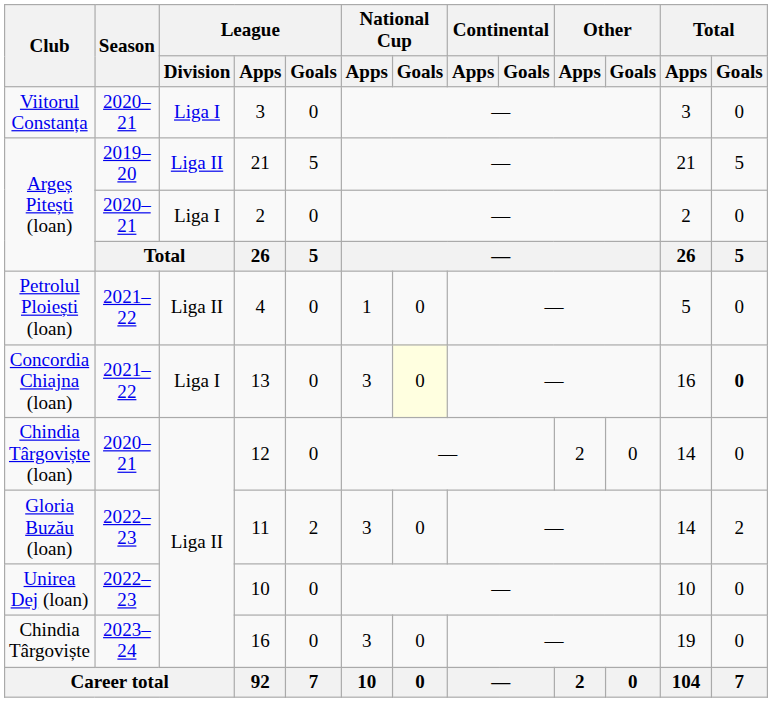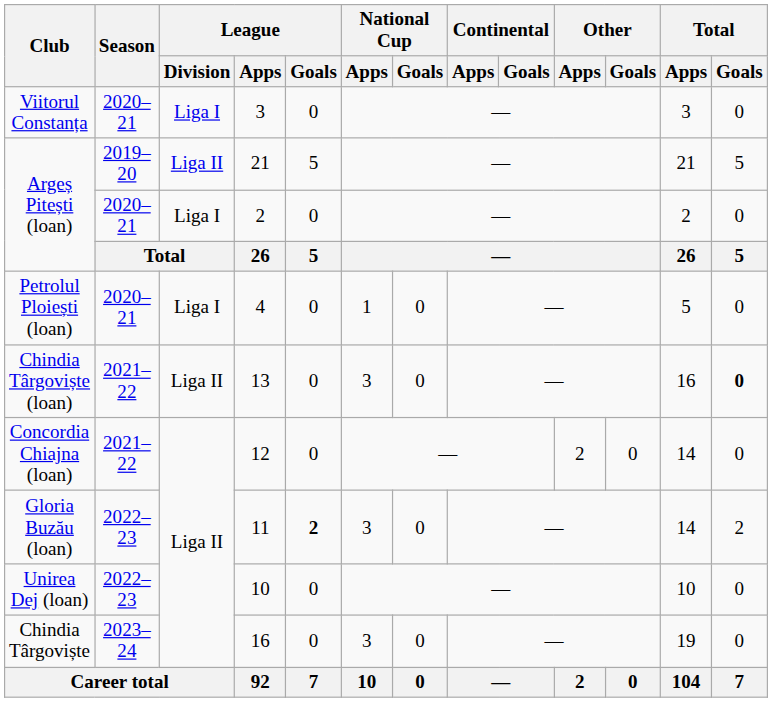(127, 307) 2021–22 -> (127, 307) 2020–21
(197, 307) Liga II -> (197, 307) Liga I
(50, 380) Concordia Chiajna (loan) -> (50, 380) Chindia Târgoviște (loan)
(197, 380) Liga I -> (197, 380) Liga II
(420, 380) lightyellow background -> (420, 380) no background
(50, 453) Chindia Târgoviște (loan) -> (50, 453) Concordia Chiajna (loan)
(127, 453) 2020–21 -> (127, 453) 2021–22
(314, 526) normal -> (314, 526) bold
